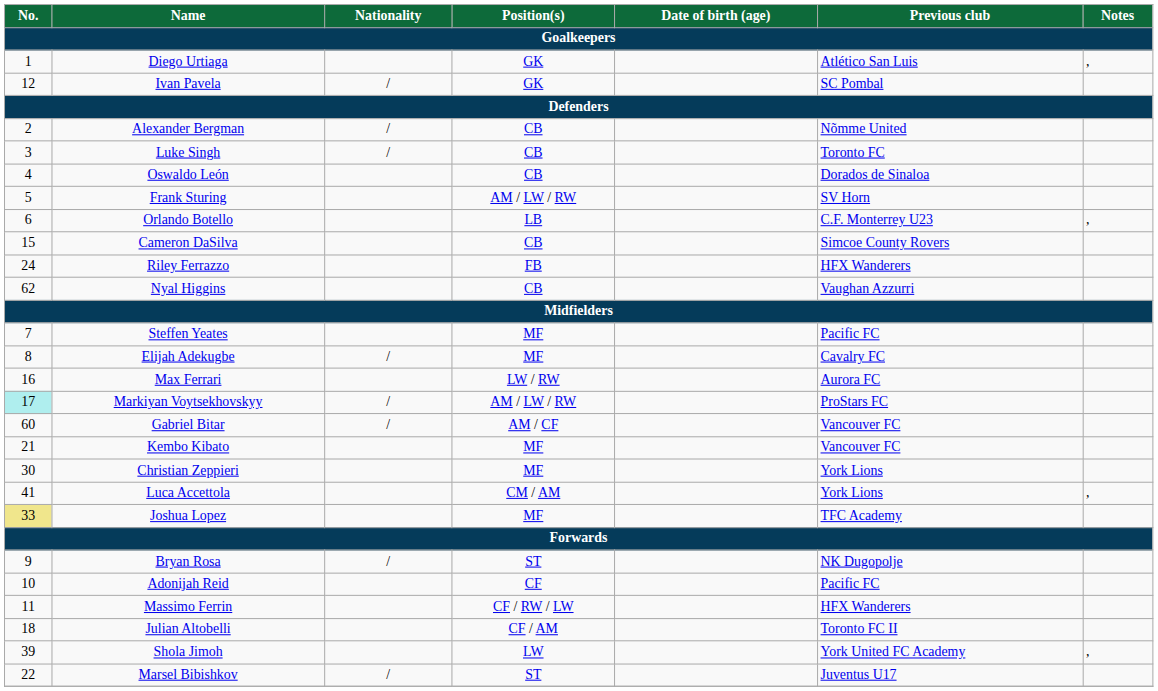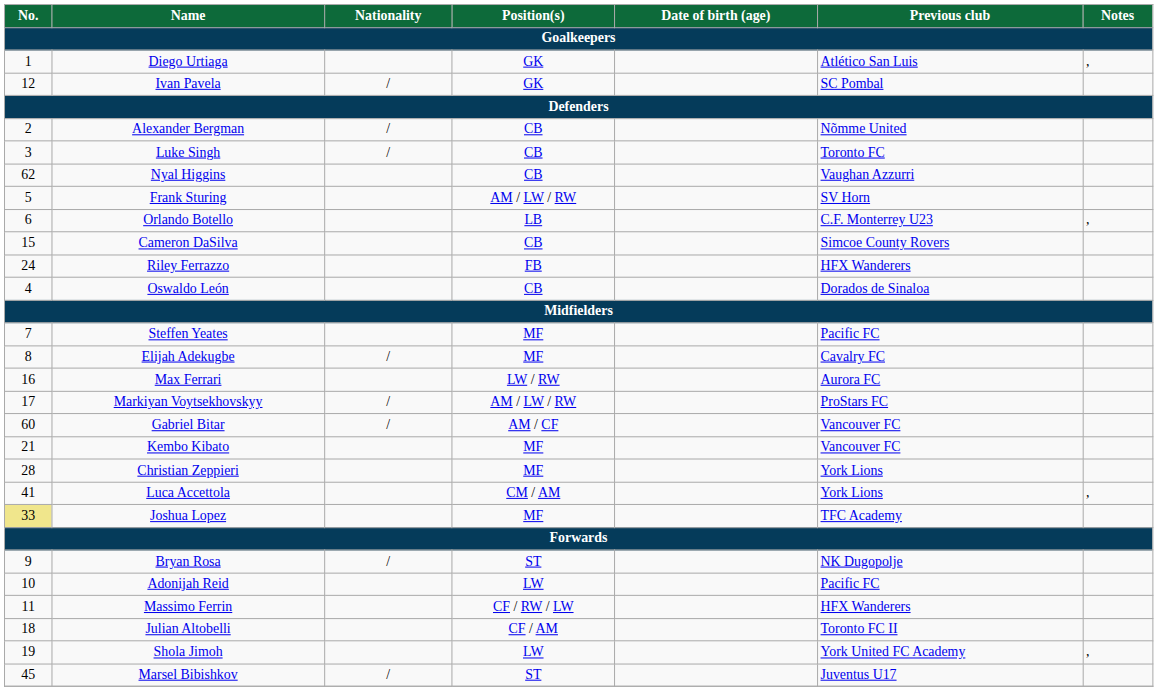rows swapped: (188, 174) <-> (188, 288)
(28, 401) paleturquoise background -> (28, 401) no background
(28, 470) 30 -> (28, 470) 28
(533, 583) CF -> (533, 583) LW
(28, 651) 39 -> (28, 651) 19
(28, 674) 22 -> (28, 674) 45
